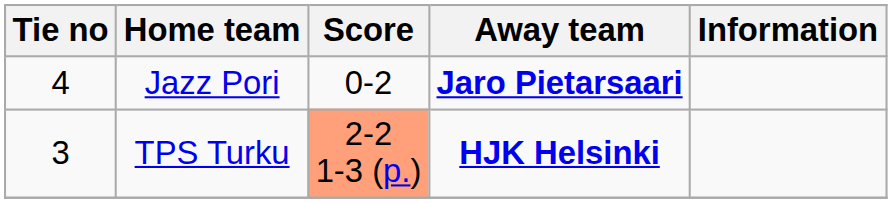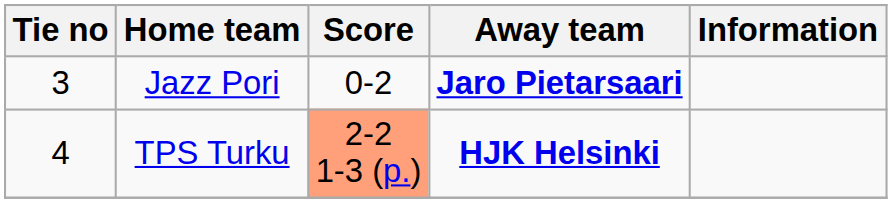(61, 82) 4 -> (61, 82) 3
(61, 152) 3 -> (61, 152) 4
